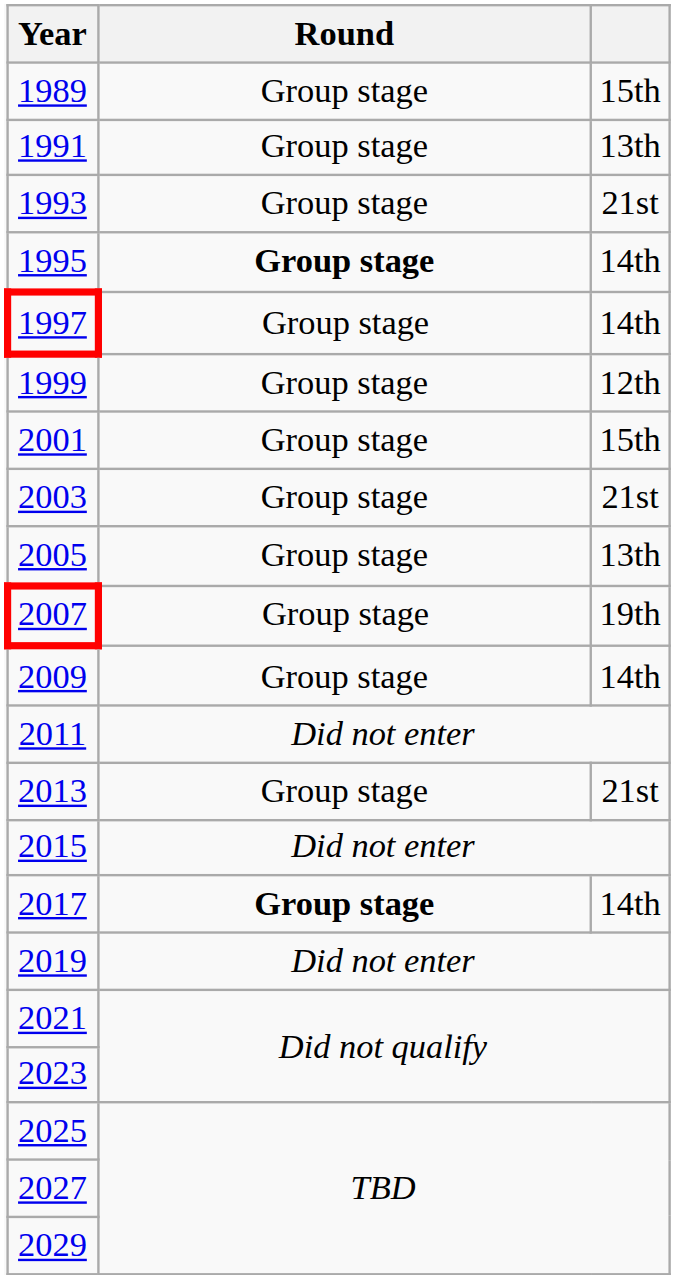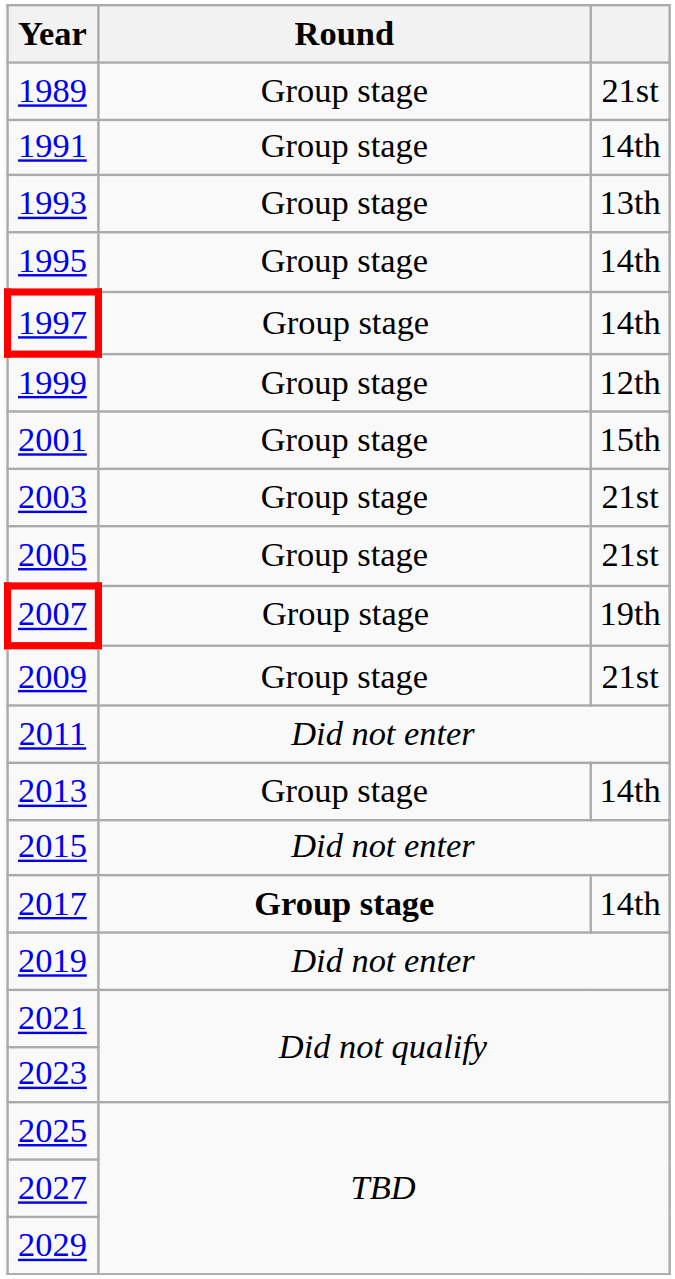(630, 90) 15th -> (630, 90) 21st
(630, 146) 13th -> (630, 146) 14th
(630, 203) 21st -> (630, 203) 13th
(344, 261) bold -> (344, 261) normal
(630, 554) 13th -> (630, 554) 21st
(630, 675) 14th -> (630, 675) 21st
(630, 790) 21st -> (630, 790) 14th
